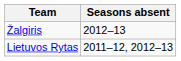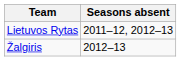rows swapped: (43, 47) <-> (24, 30)
